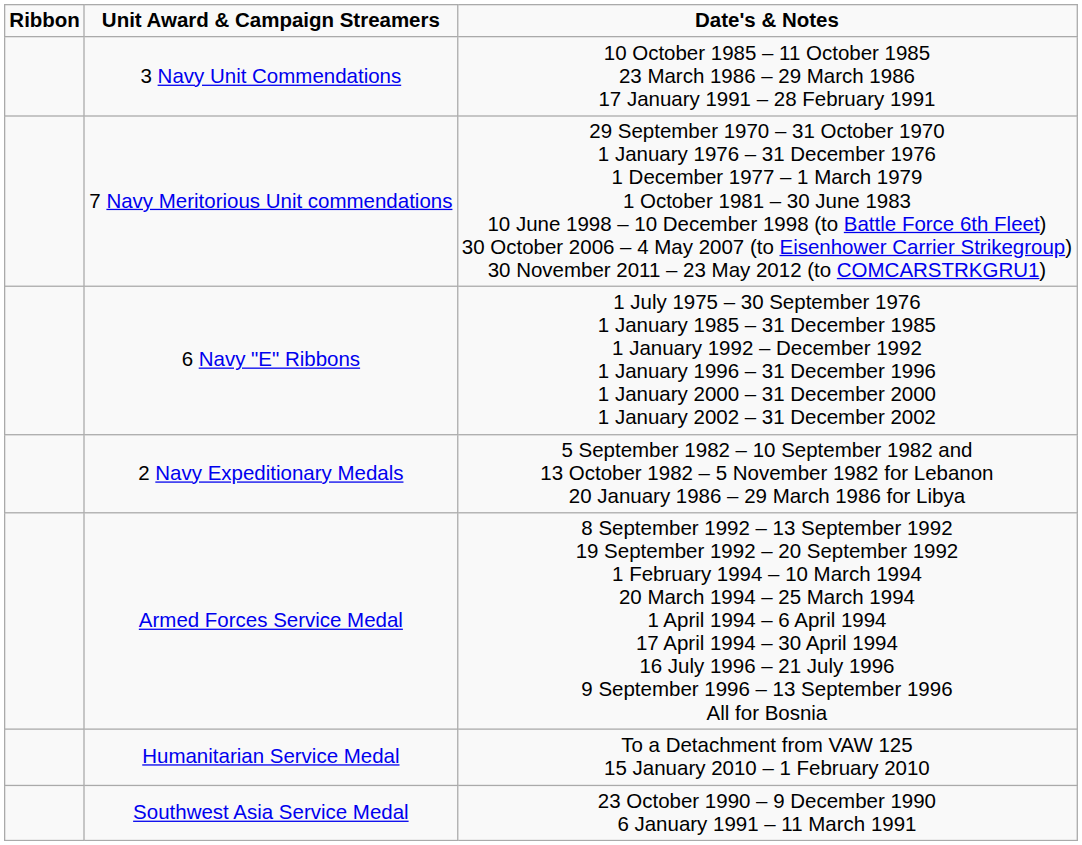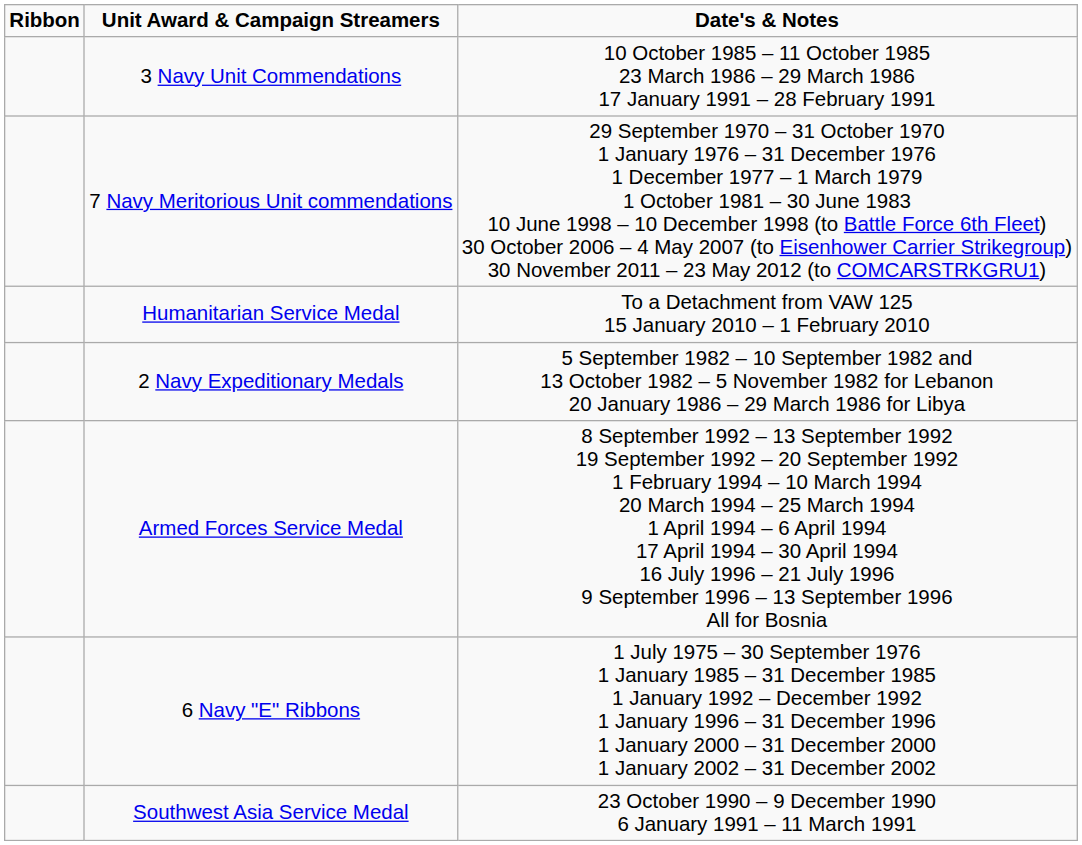rows swapped: (271, 360) <-> (271, 757)
